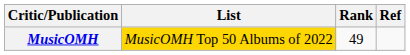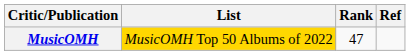(356, 38) 49 -> (356, 38) 47
